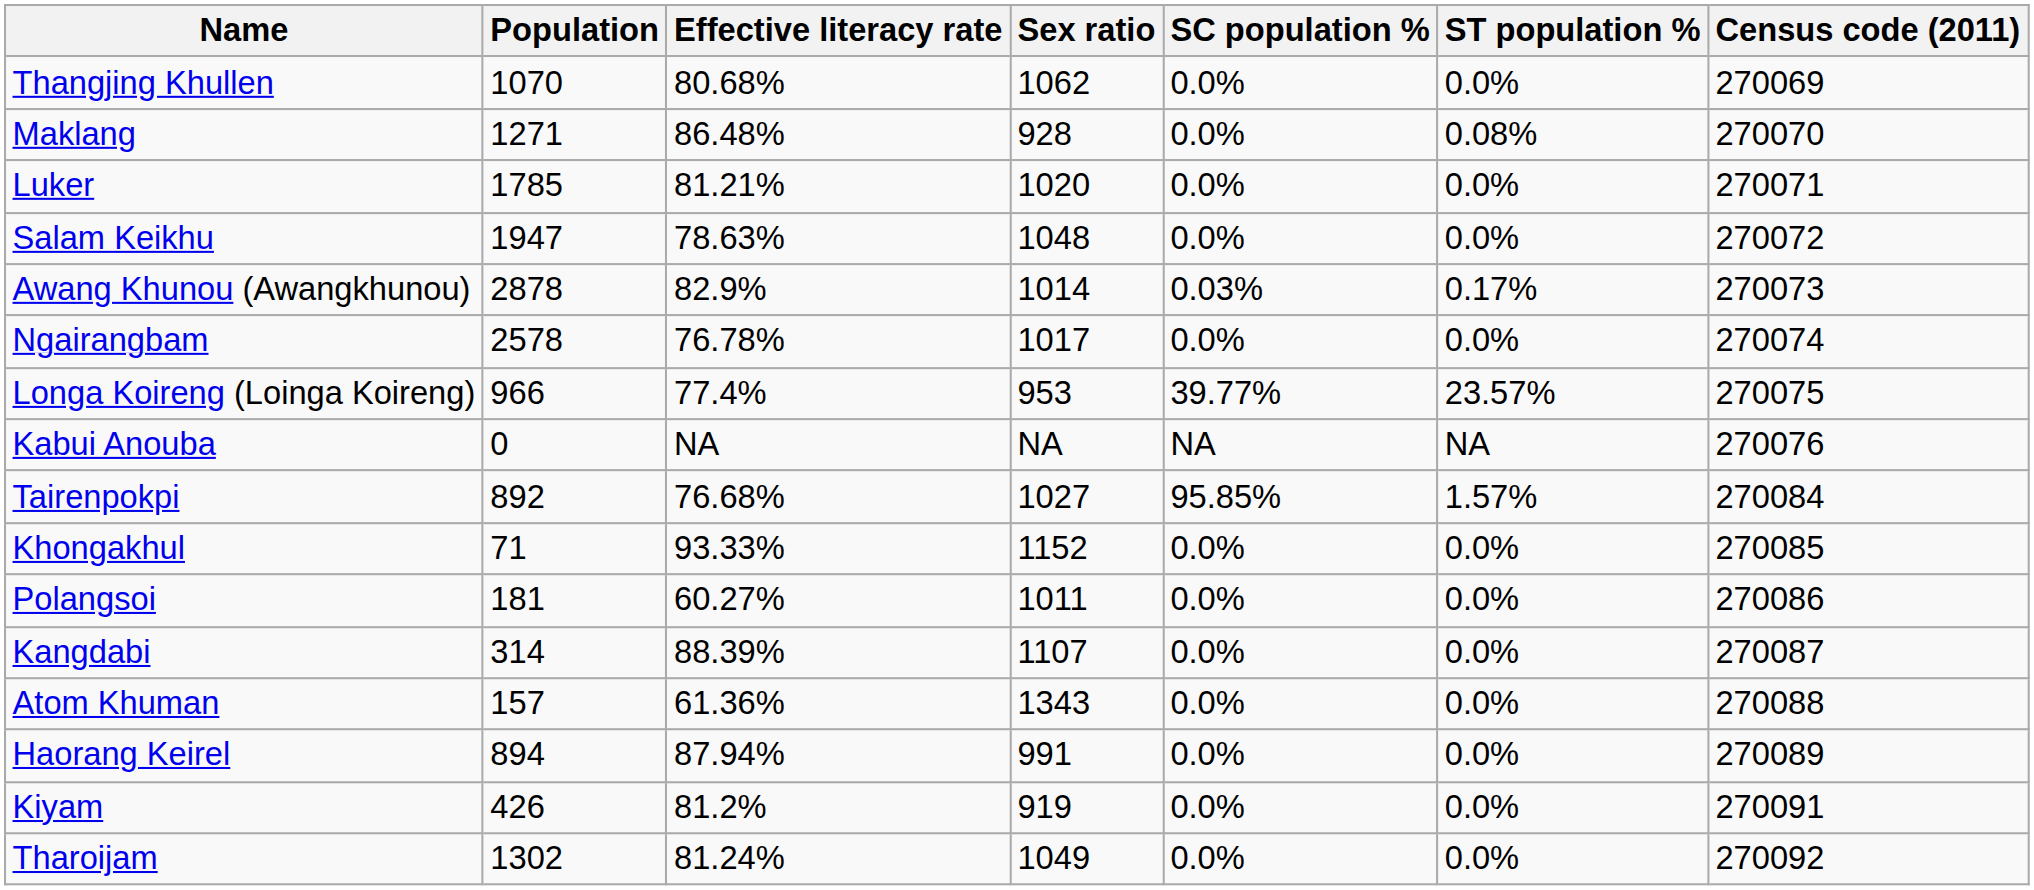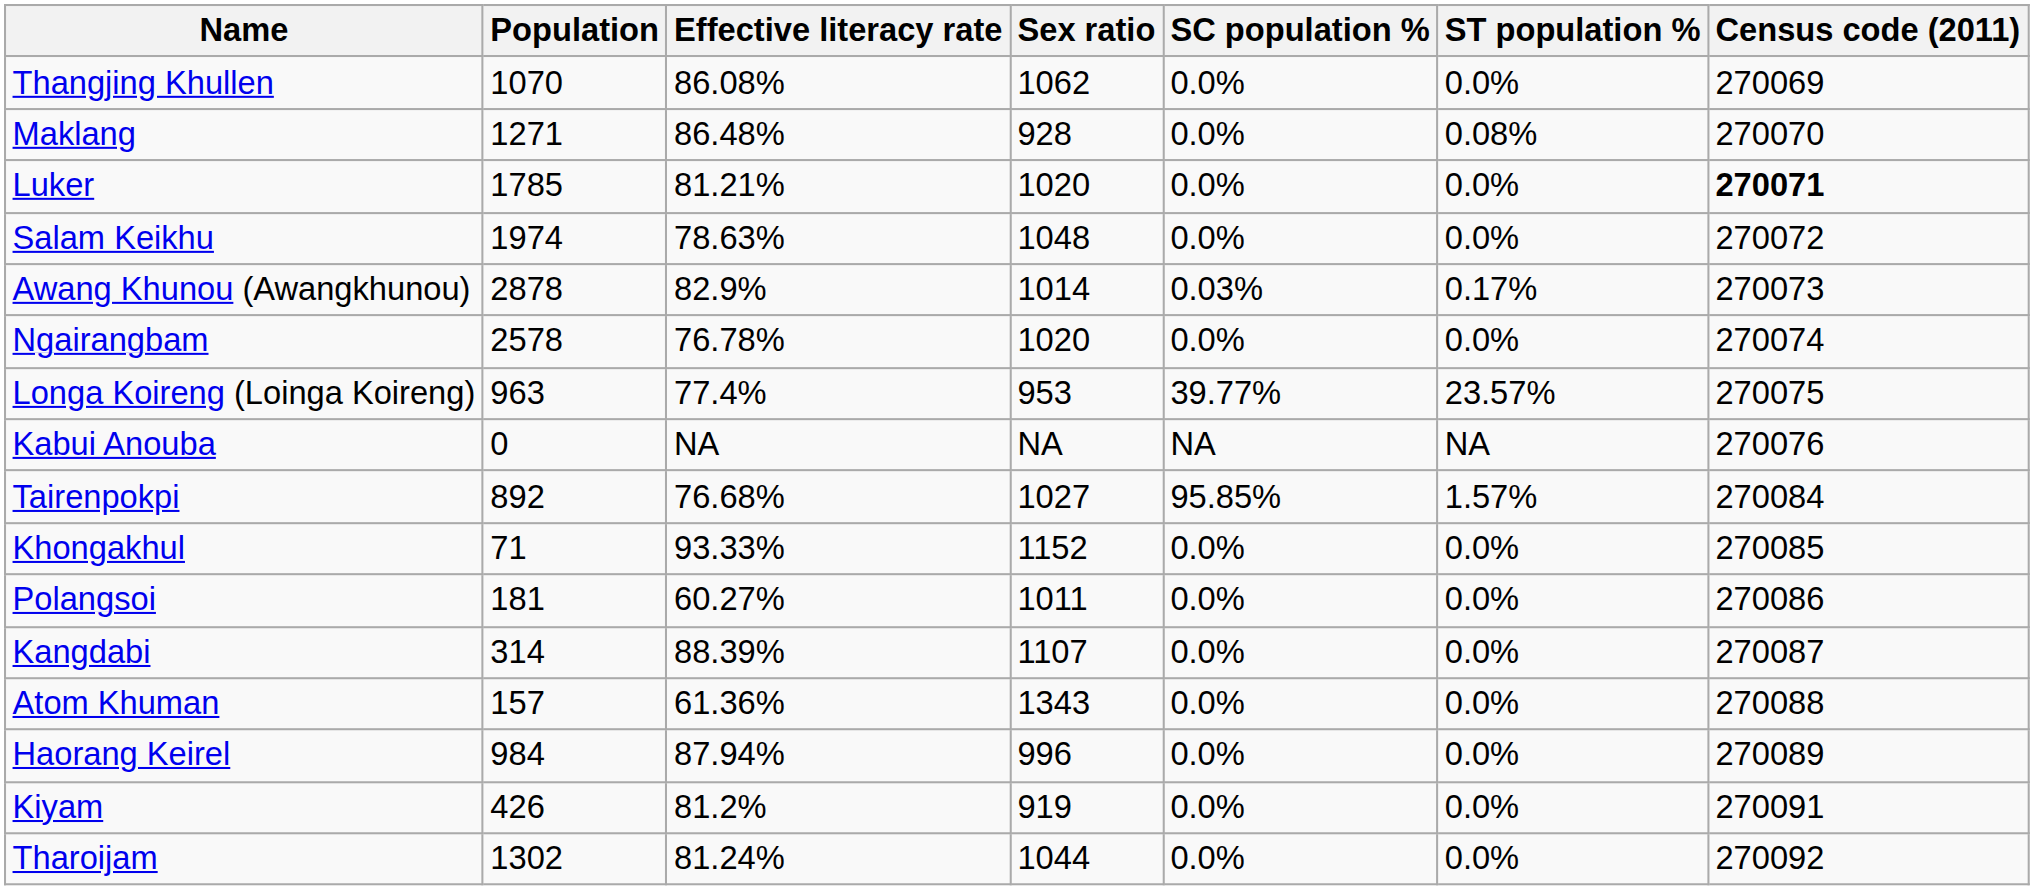(729, 82) 80.68% -> (729, 82) 86.08%
(1770, 185) normal -> (1770, 185) bold
(527, 237) 1947 -> (527, 237) 1974
(1054, 340) 1017 -> (1054, 340) 1020
(518, 392) 966 -> (518, 392) 963
(518, 755) 894 -> (518, 755) 984
(1045, 755) 991 -> (1045, 755) 996
(1054, 858) 1049 -> (1054, 858) 1044
